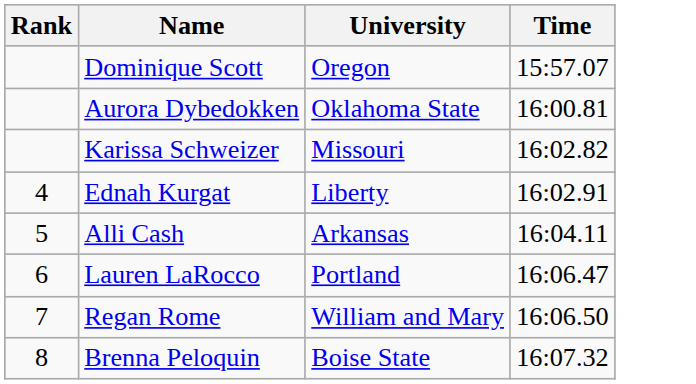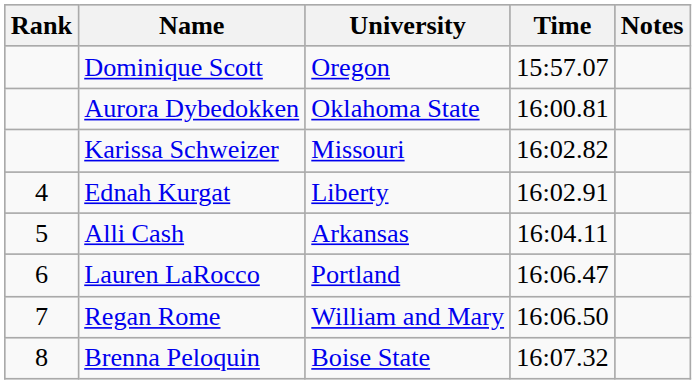+ column: (652, 25)
